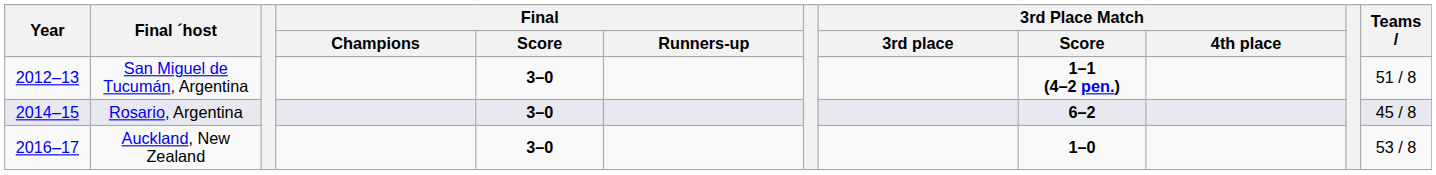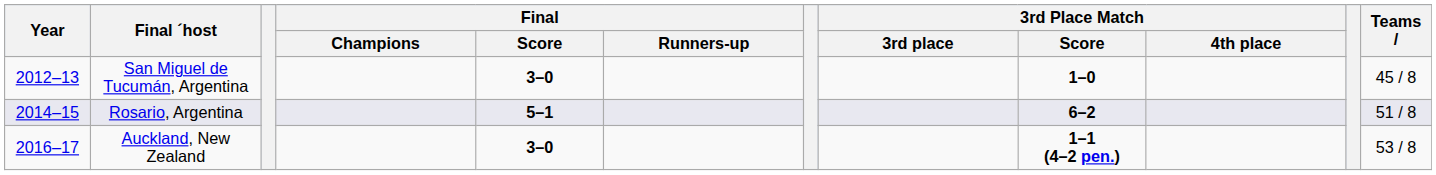(1082, 78) 1–1 (4–2 pen.) -> (1082, 78) 1–0
(1396, 78) 51 / 8 -> (1396, 78) 45 / 8
(540, 113) 3–0 -> (540, 113) 5–1
(1396, 113) 45 / 8 -> (1396, 113) 51 / 8
(1082, 148) 1–0 -> (1082, 148) 1–1 (4–2 pen.)
